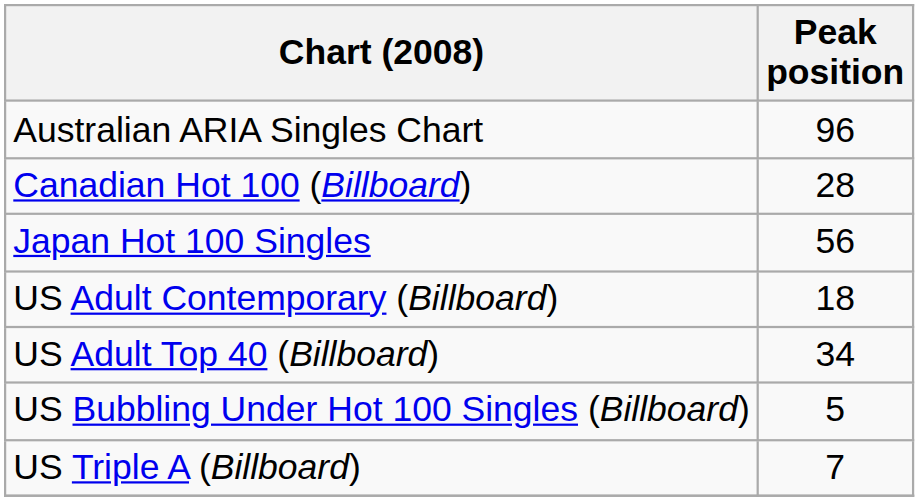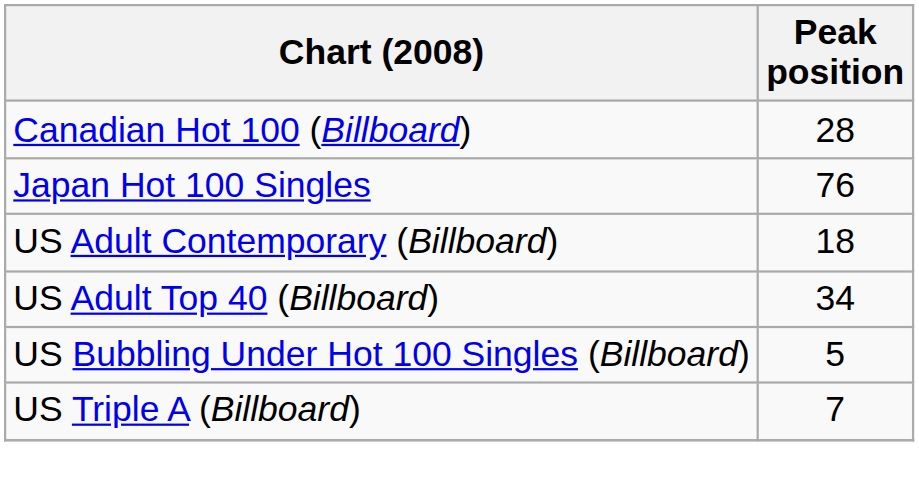- row: (248, 128)
(835, 241) 56 -> (835, 185) 76
